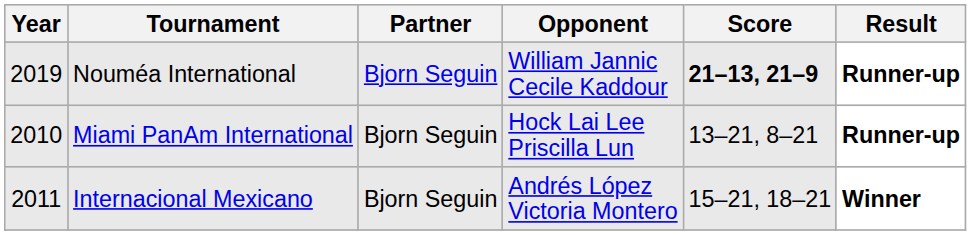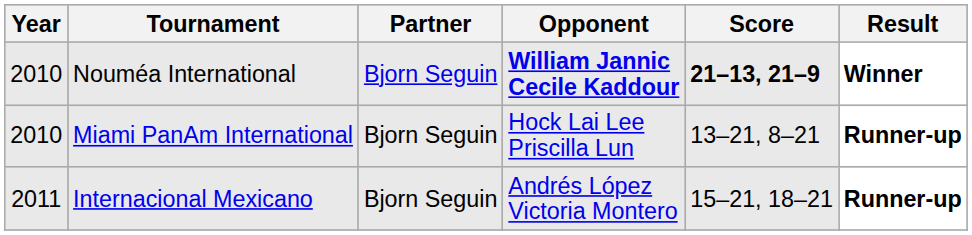(36, 73) 2019 -> (36, 73) 2010
(588, 73) normal -> (594, 73) bold
(901, 73) Runner-up -> (883, 73) Winner
(882, 199) Winner -> (903, 199) Runner-up
